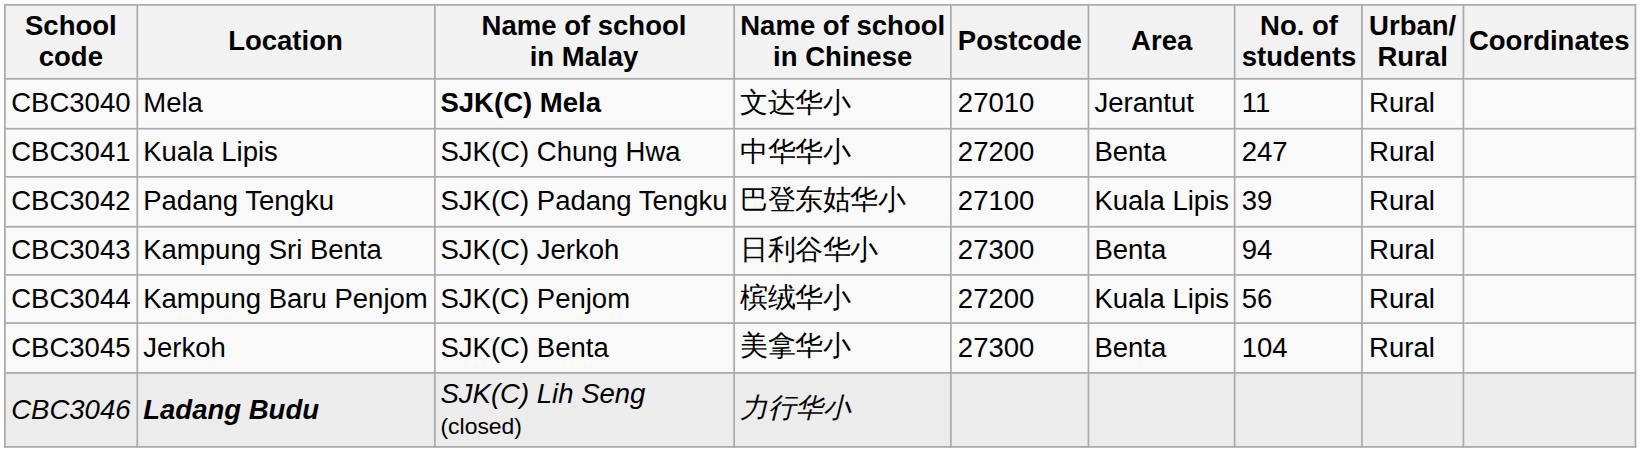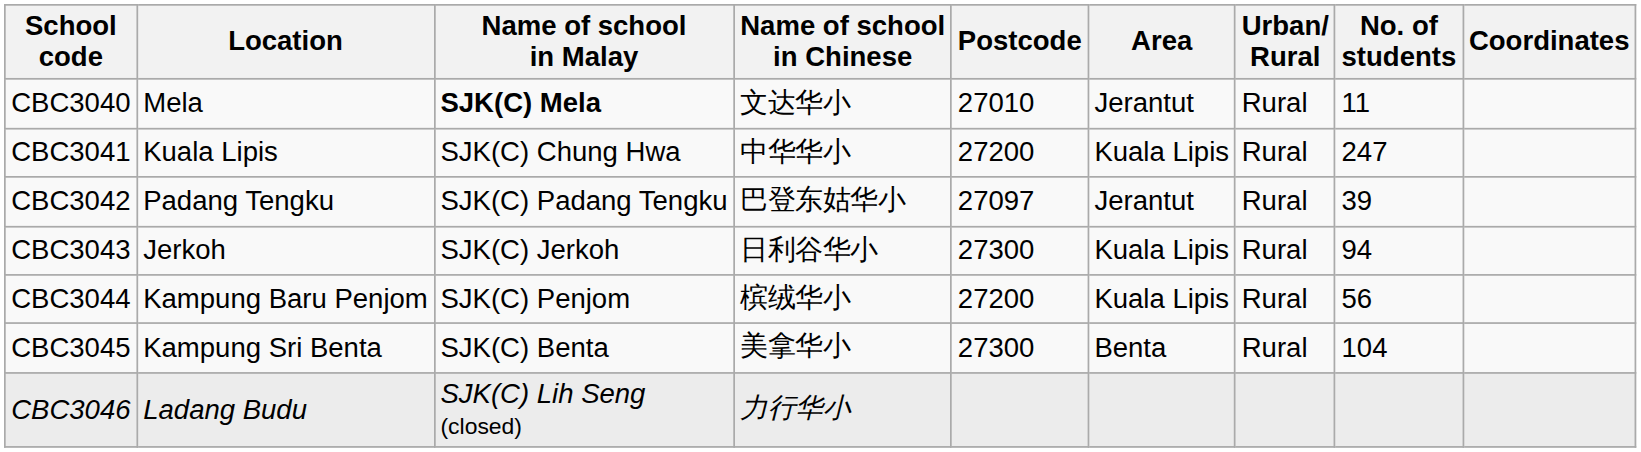columns swapped: (1413, 41) <-> (1299, 41)
(1130, 152) Benta -> (1162, 152) Kuala Lipis
(996, 201) 27100 -> (996, 201) 27097
(1162, 201) Kuala Lipis -> (1144, 201) Jerantut
(263, 249) Kampung Sri Benta -> (185, 249) Jerkoh
(1130, 249) Benta -> (1162, 249) Kuala Lipis
(185, 347) Jerkoh -> (263, 347) Kampung Sri Benta
(231, 409) bold -> (225, 409) normal
